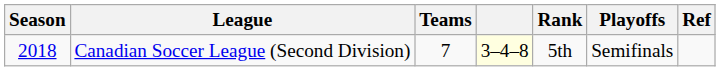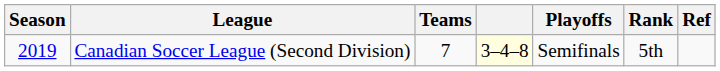columns swapped: (560, 19) <-> (632, 19)
(37, 50) 2018 -> (37, 50) 2019
